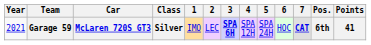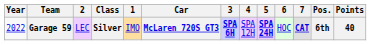columns swapped: (113, 11) <-> (212, 11)
(16, 29) 2021 -> (16, 29) 2022
(266, 29) normal -> (266, 29) bold
(350, 29) 41 -> (350, 29) 40
